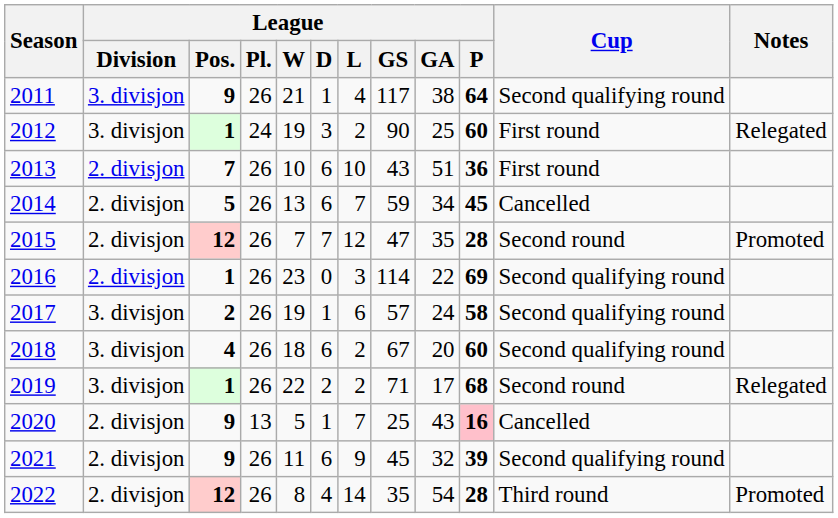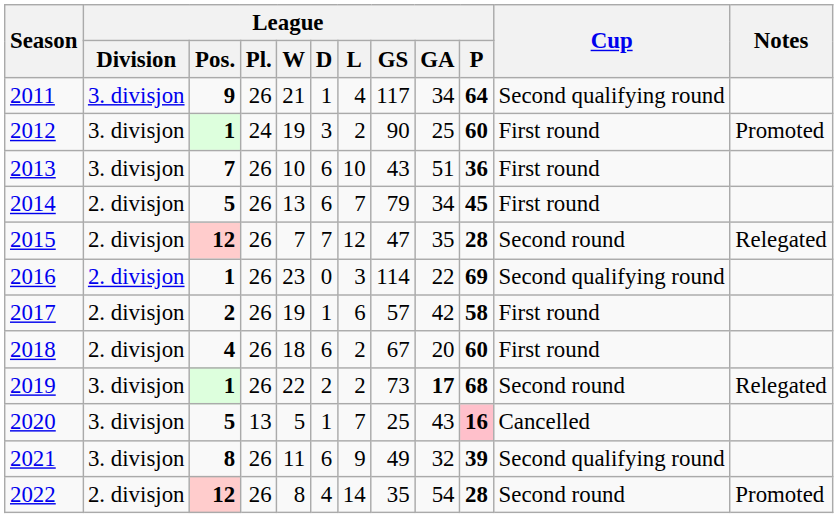(443, 95) 38 -> (443, 95) 34
(781, 131) Relegated -> (780, 131) Promoted
(136, 167) 2. divisjon -> (136, 167) 3. divisjon
(398, 204) 59 -> (398, 204) 79
(544, 204) Cancelled -> (549, 204) First round
(780, 240) Promoted -> (781, 240) Relegated
(136, 312) 3. divisjon -> (136, 312) 2. divisjon
(443, 312) 24 -> (443, 312) 42
(612, 312) Second qualifying round -> (549, 312) First round
(136, 349) 3. divisjon -> (136, 349) 2. divisjon
(612, 349) Second qualifying round -> (549, 349) First round
(398, 385) 71 -> (398, 385) 73
(443, 385) normal -> (443, 385) bold
(136, 421) 2. divisjon -> (136, 421) 3. divisjon
(229, 421) 9 -> (229, 421) 5
(136, 458) 2. divisjon -> (136, 458) 3. divisjon
(229, 458) 9 -> (229, 458) 8
(398, 458) 45 -> (398, 458) 49
(553, 494) Third round -> (562, 494) Second round
